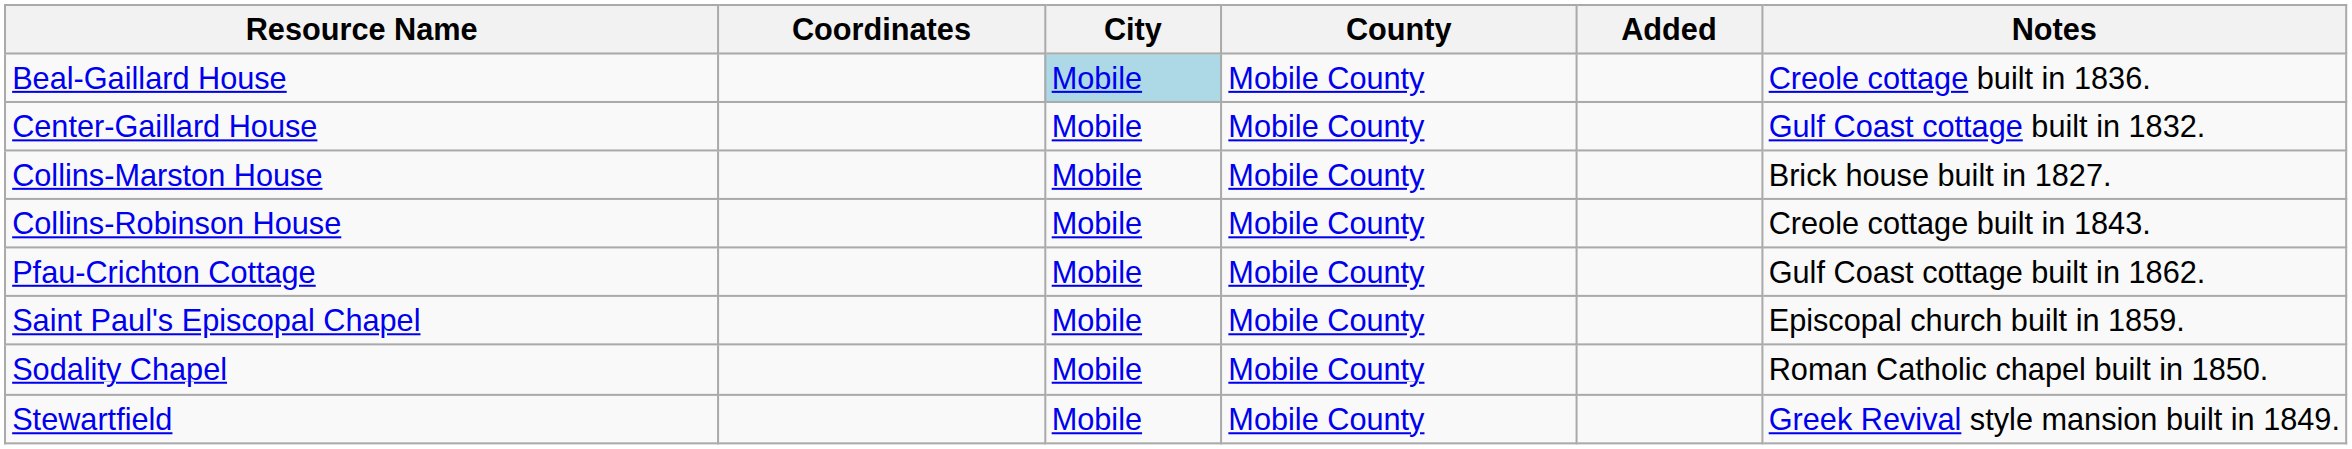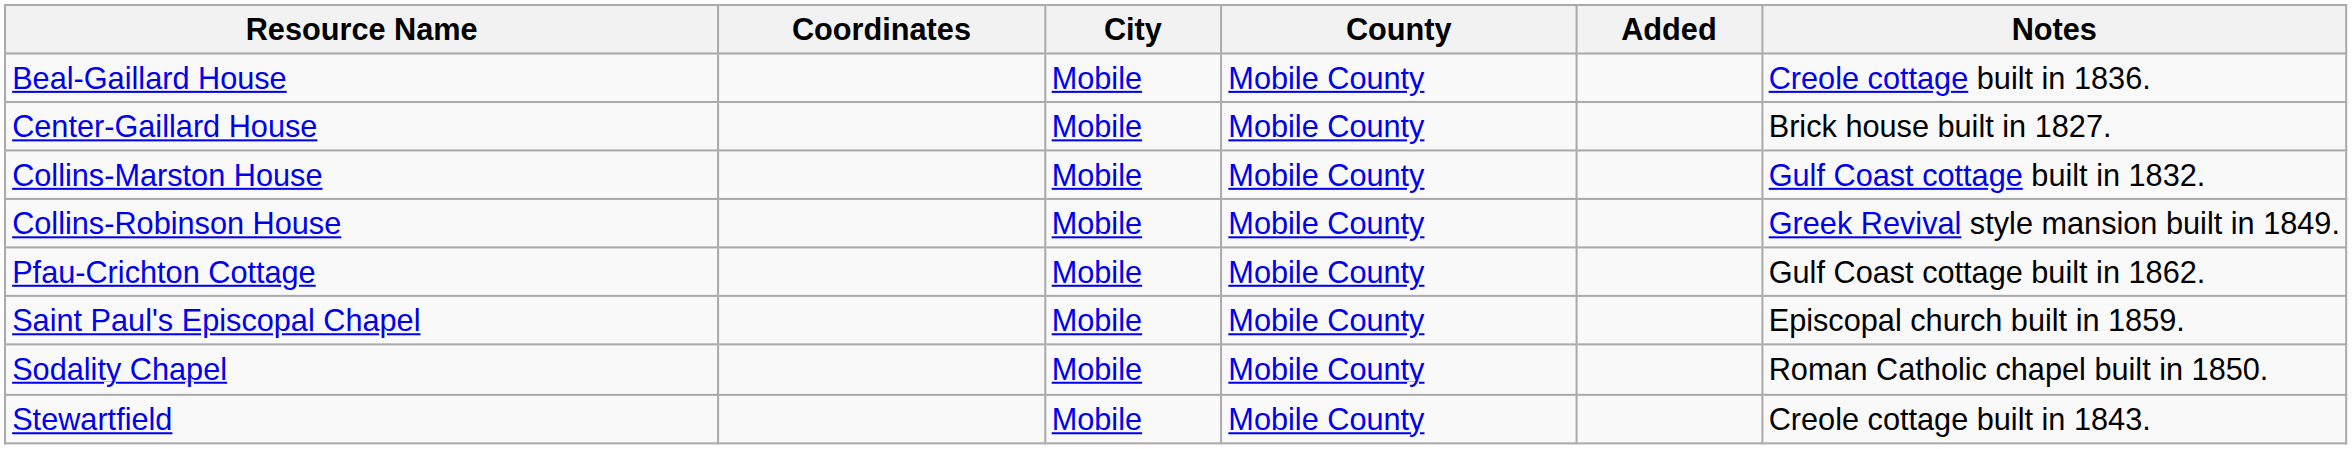(1097, 78) lightblue background -> (1097, 78) no background
(1987, 127) Gulf Coast cottage built in 1832. -> (1940, 127) Brick house built in 1827.
(1940, 175) Brick house built in 1827. -> (1987, 175) Gulf Coast cottage built in 1832.
(1960, 224) Creole cottage built in 1843. -> (2054, 224) Greek Revival style mansion built in 1849.
(2054, 418) Greek Revival style mansion built in 1849. -> (1960, 418) Creole cottage built in 1843.
